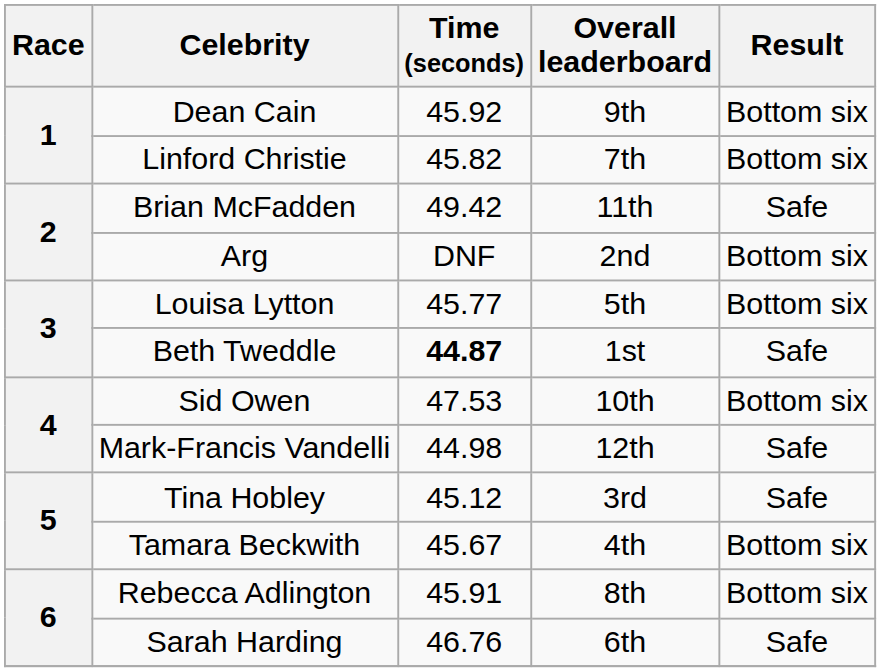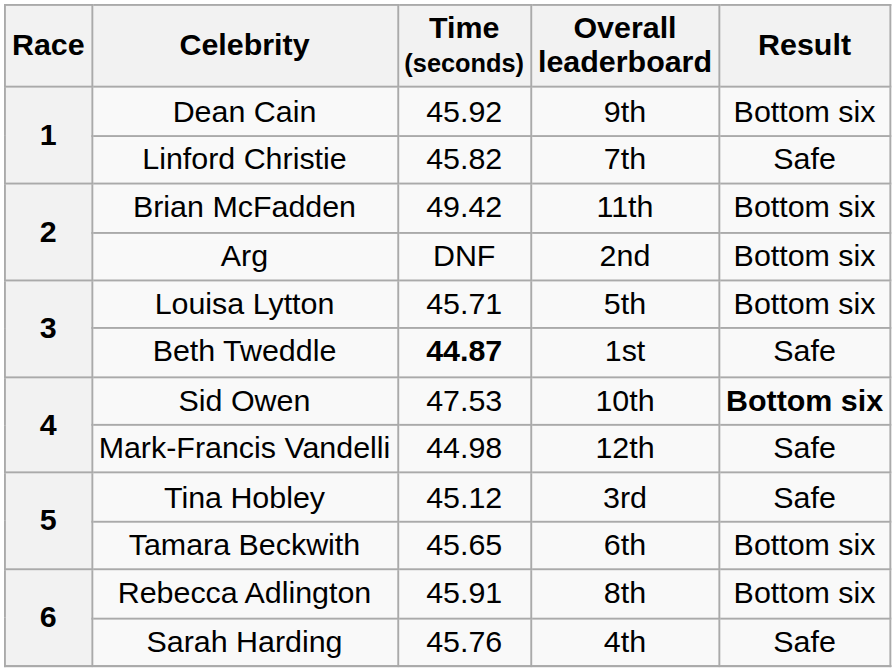(797, 159) Bottom six -> (805, 159) Safe
(797, 207) Safe -> (805, 207) Bottom six
(464, 303) 45.77 -> (464, 303) 45.71
(797, 400) normal -> (805, 400) bold
(464, 544) 45.67 -> (464, 544) 45.65
(625, 544) 4th -> (625, 544) 6th
(464, 641) 46.76 -> (464, 641) 45.76
(625, 641) 6th -> (625, 641) 4th
